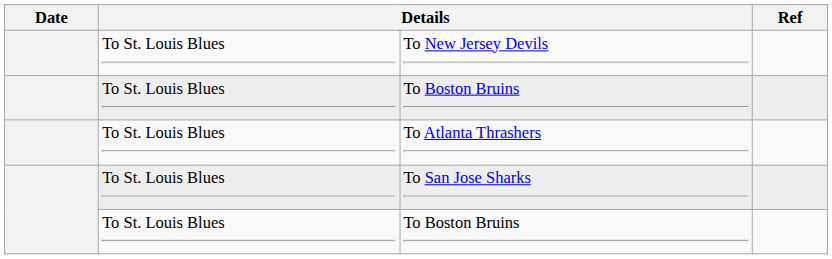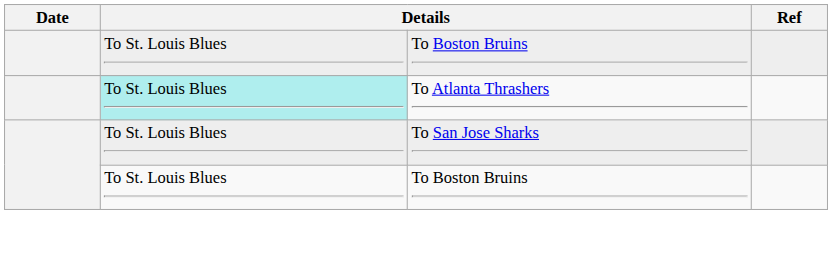- row: (51, 53)
(249, 138) no background -> (254, 94) paleturquoise background
